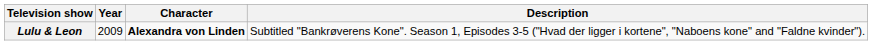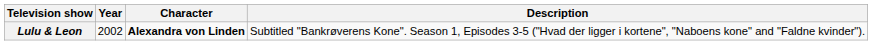(110, 31) 2009 -> (110, 31) 2002
